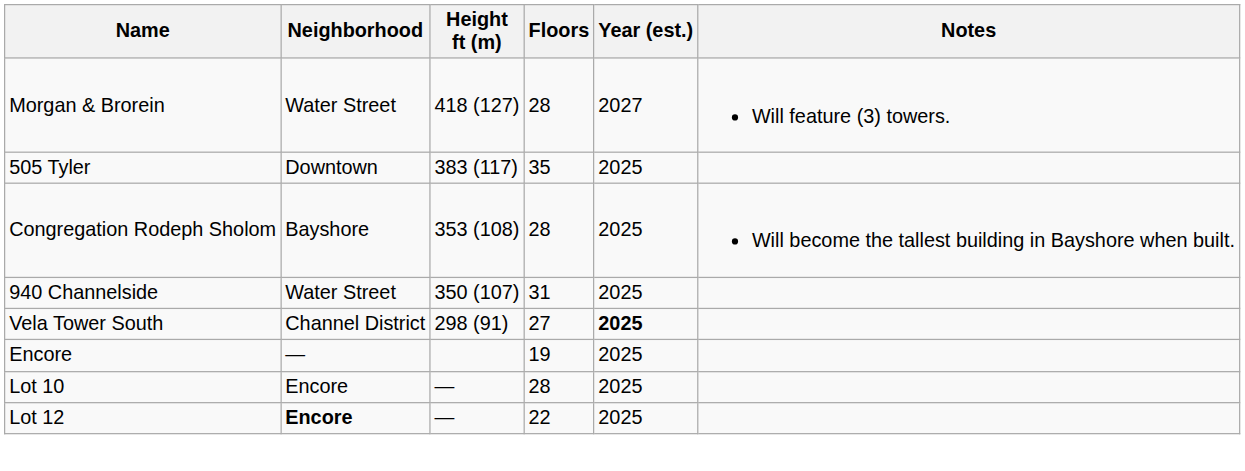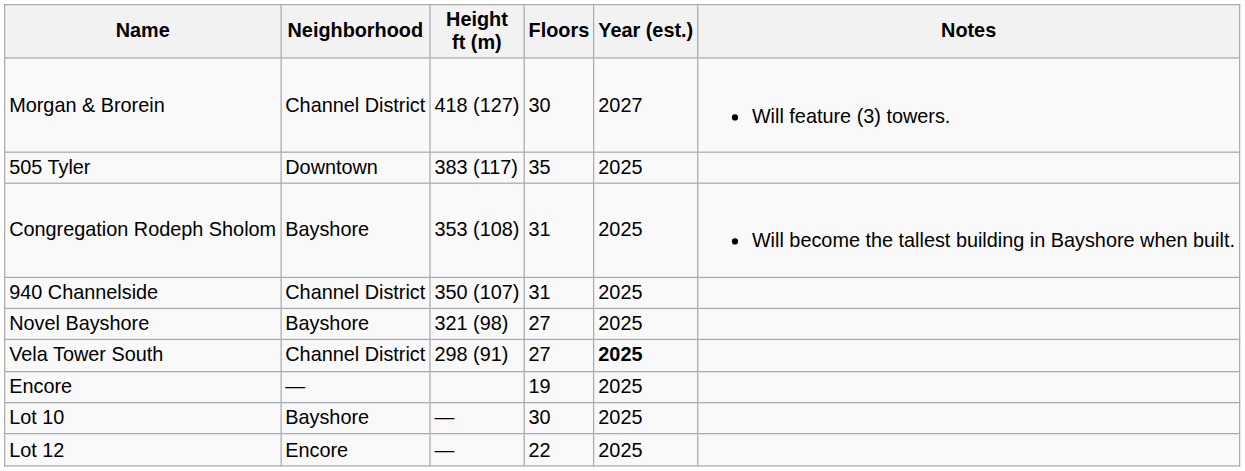(341, 105) Water Street -> (355, 105) Channel District
(540, 105) 28 -> (540, 105) 30
(540, 229) 28 -> (540, 229) 31
(341, 292) Water Street -> (355, 292) Channel District
+ row: (79, 323)
(317, 386) Encore -> (327, 418) Bayshore
(540, 386) 28 -> (540, 418) 30
(319, 418) bold -> (317, 449) normal
